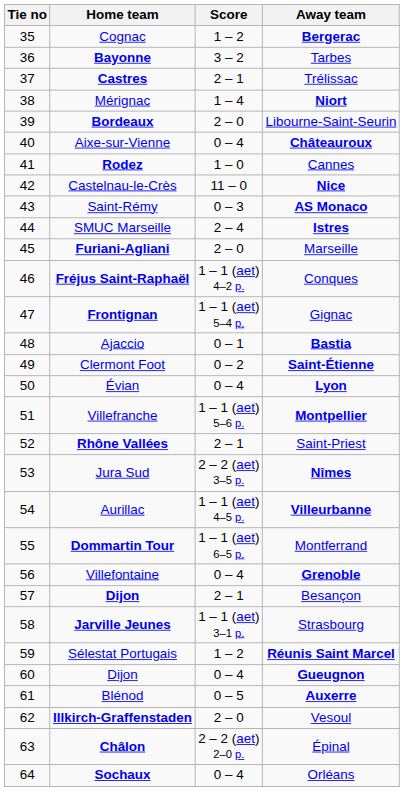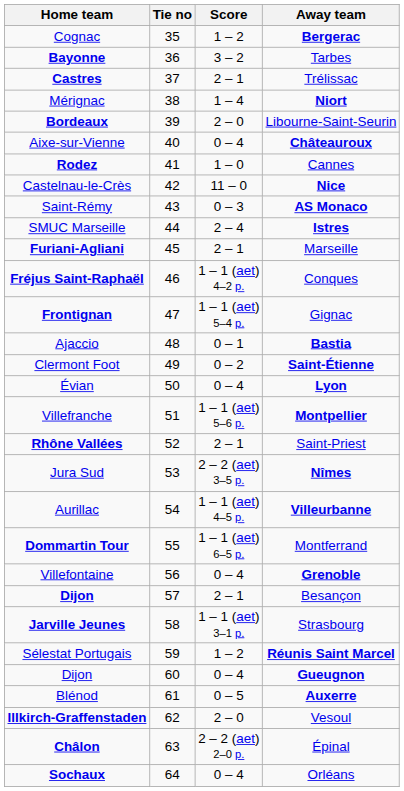columns swapped: (27, 15) <-> (123, 15)
(229, 249) 2 – 0 -> (229, 249) 2 – 1
